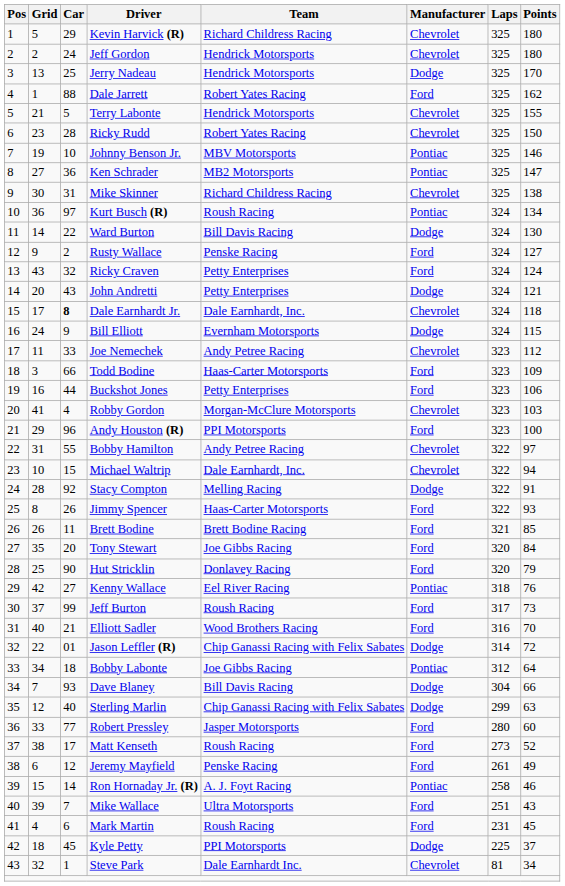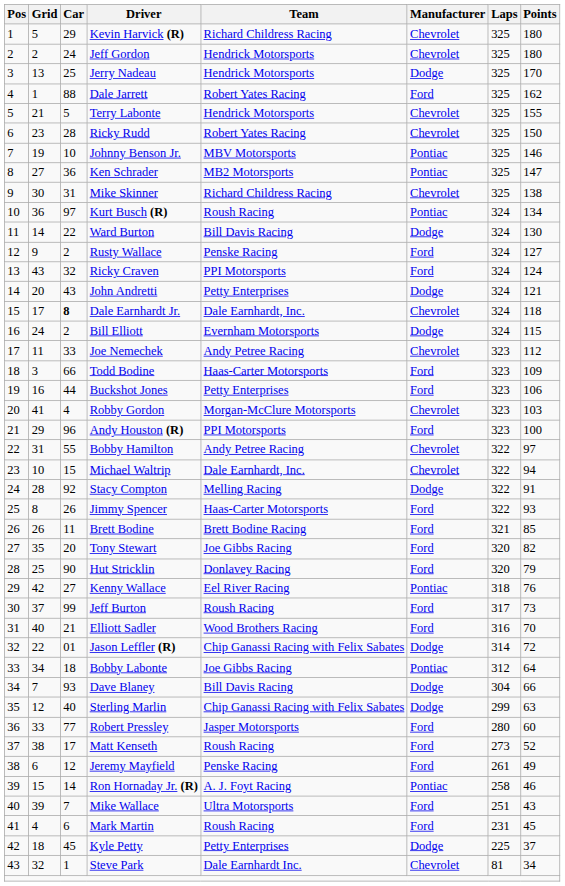(246, 271) Petty Enterprises -> (245, 271) PPI Motorsports
(66, 331) 9 -> (66, 331) 2
(529, 548) 84 -> (529, 548) 82
(245, 845) PPI Motorsports -> (246, 845) Petty Enterprises
